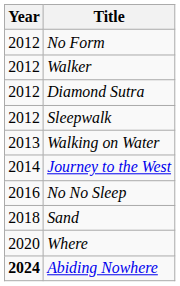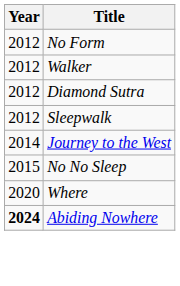- row: (103, 142)
(24, 192) 2016 -> (24, 167) 2015
- row: (63, 218)
